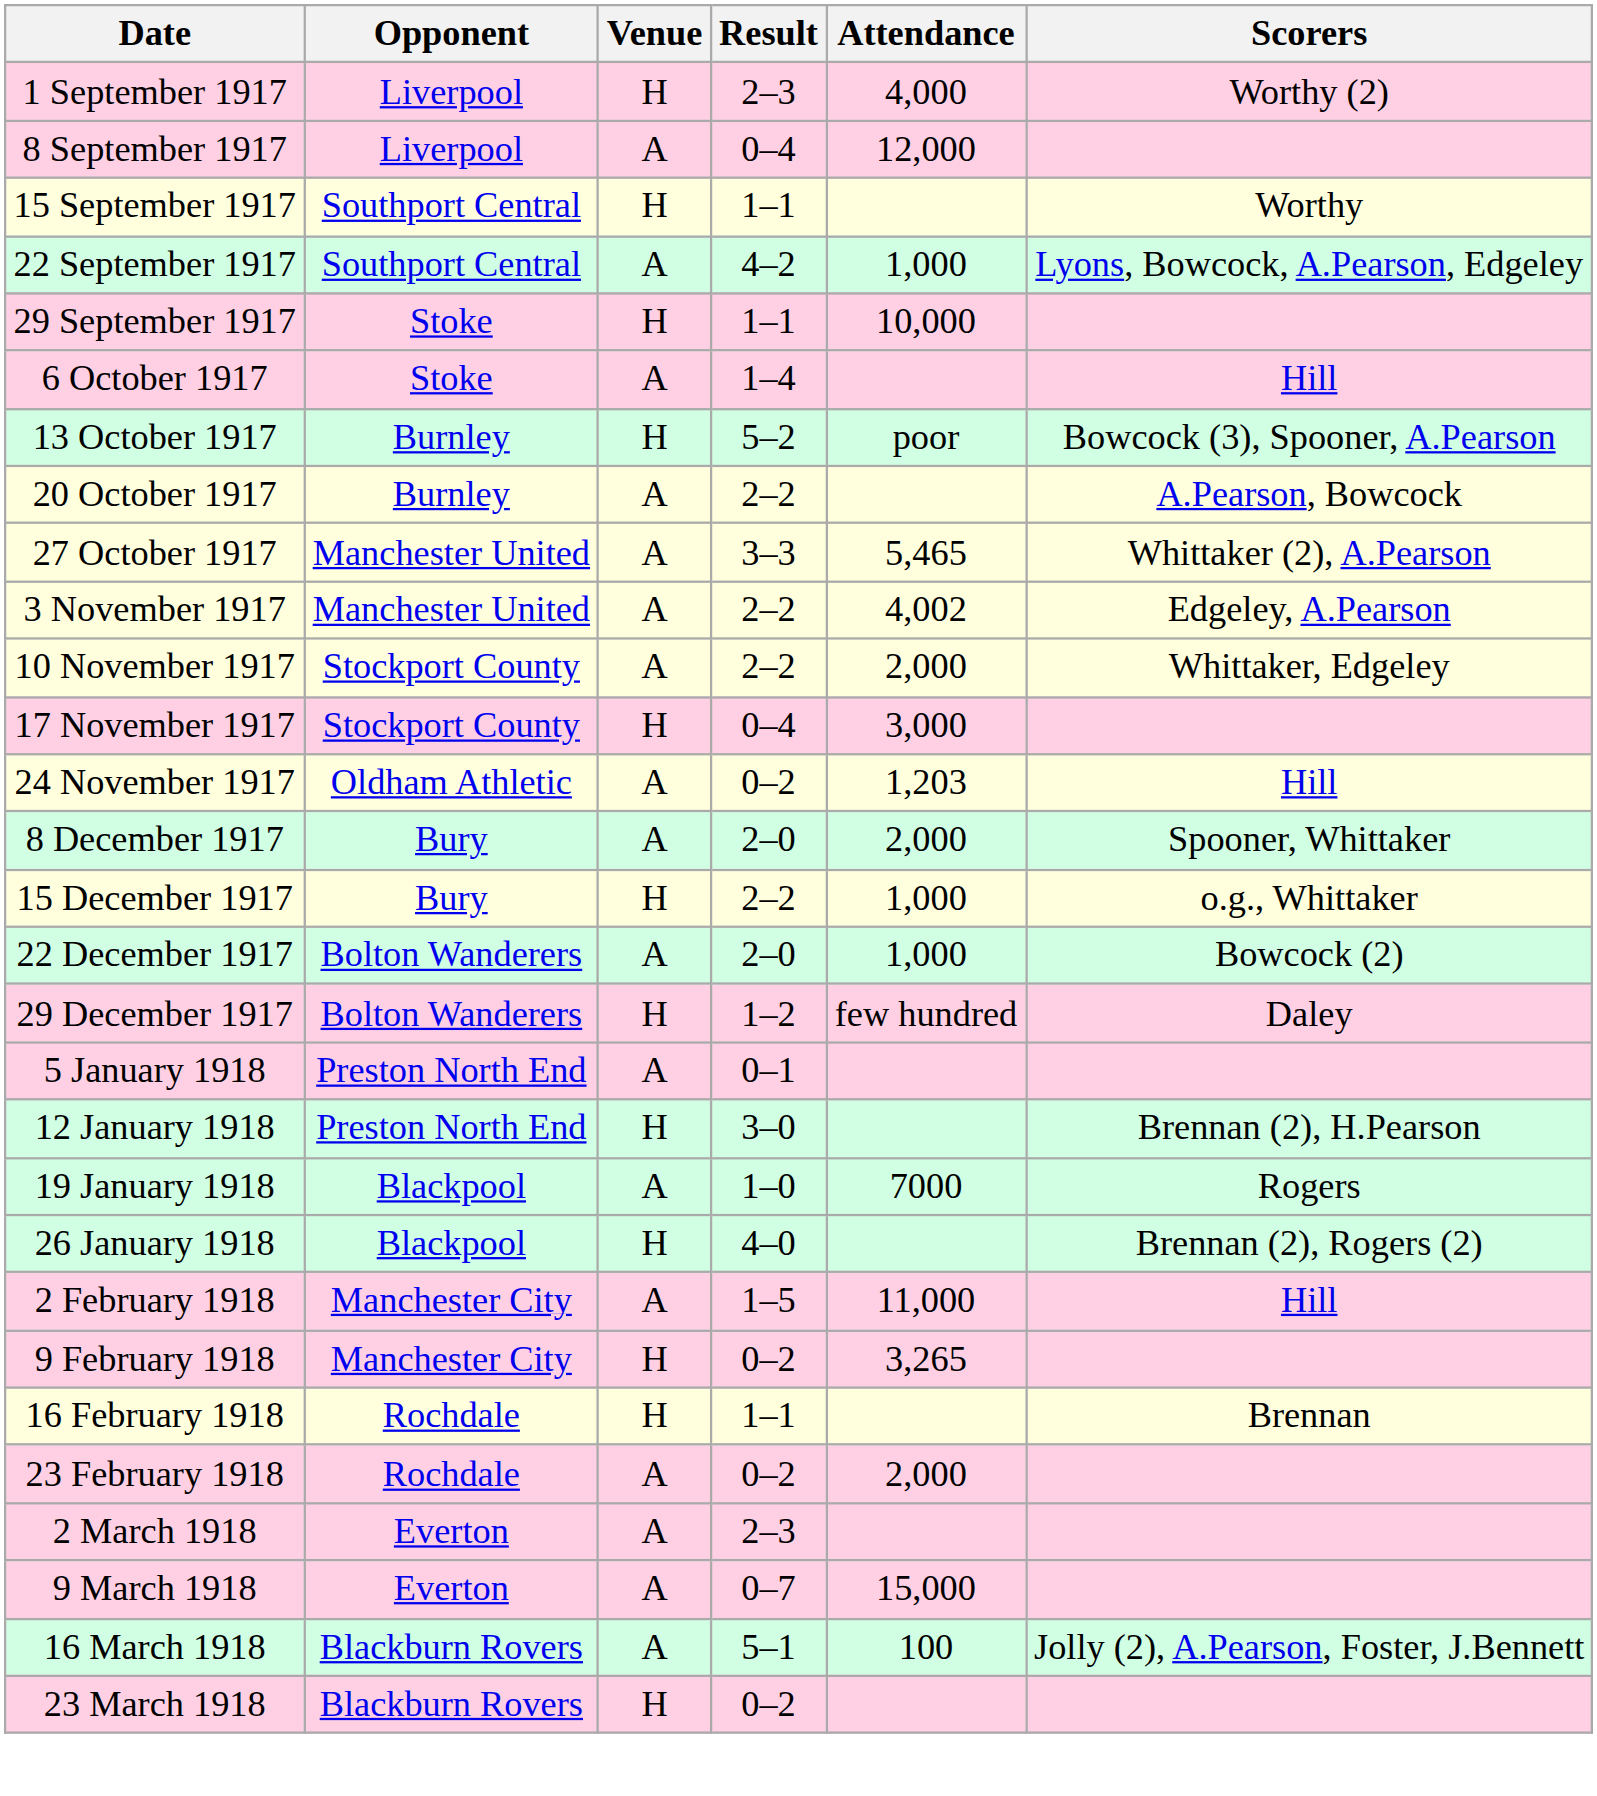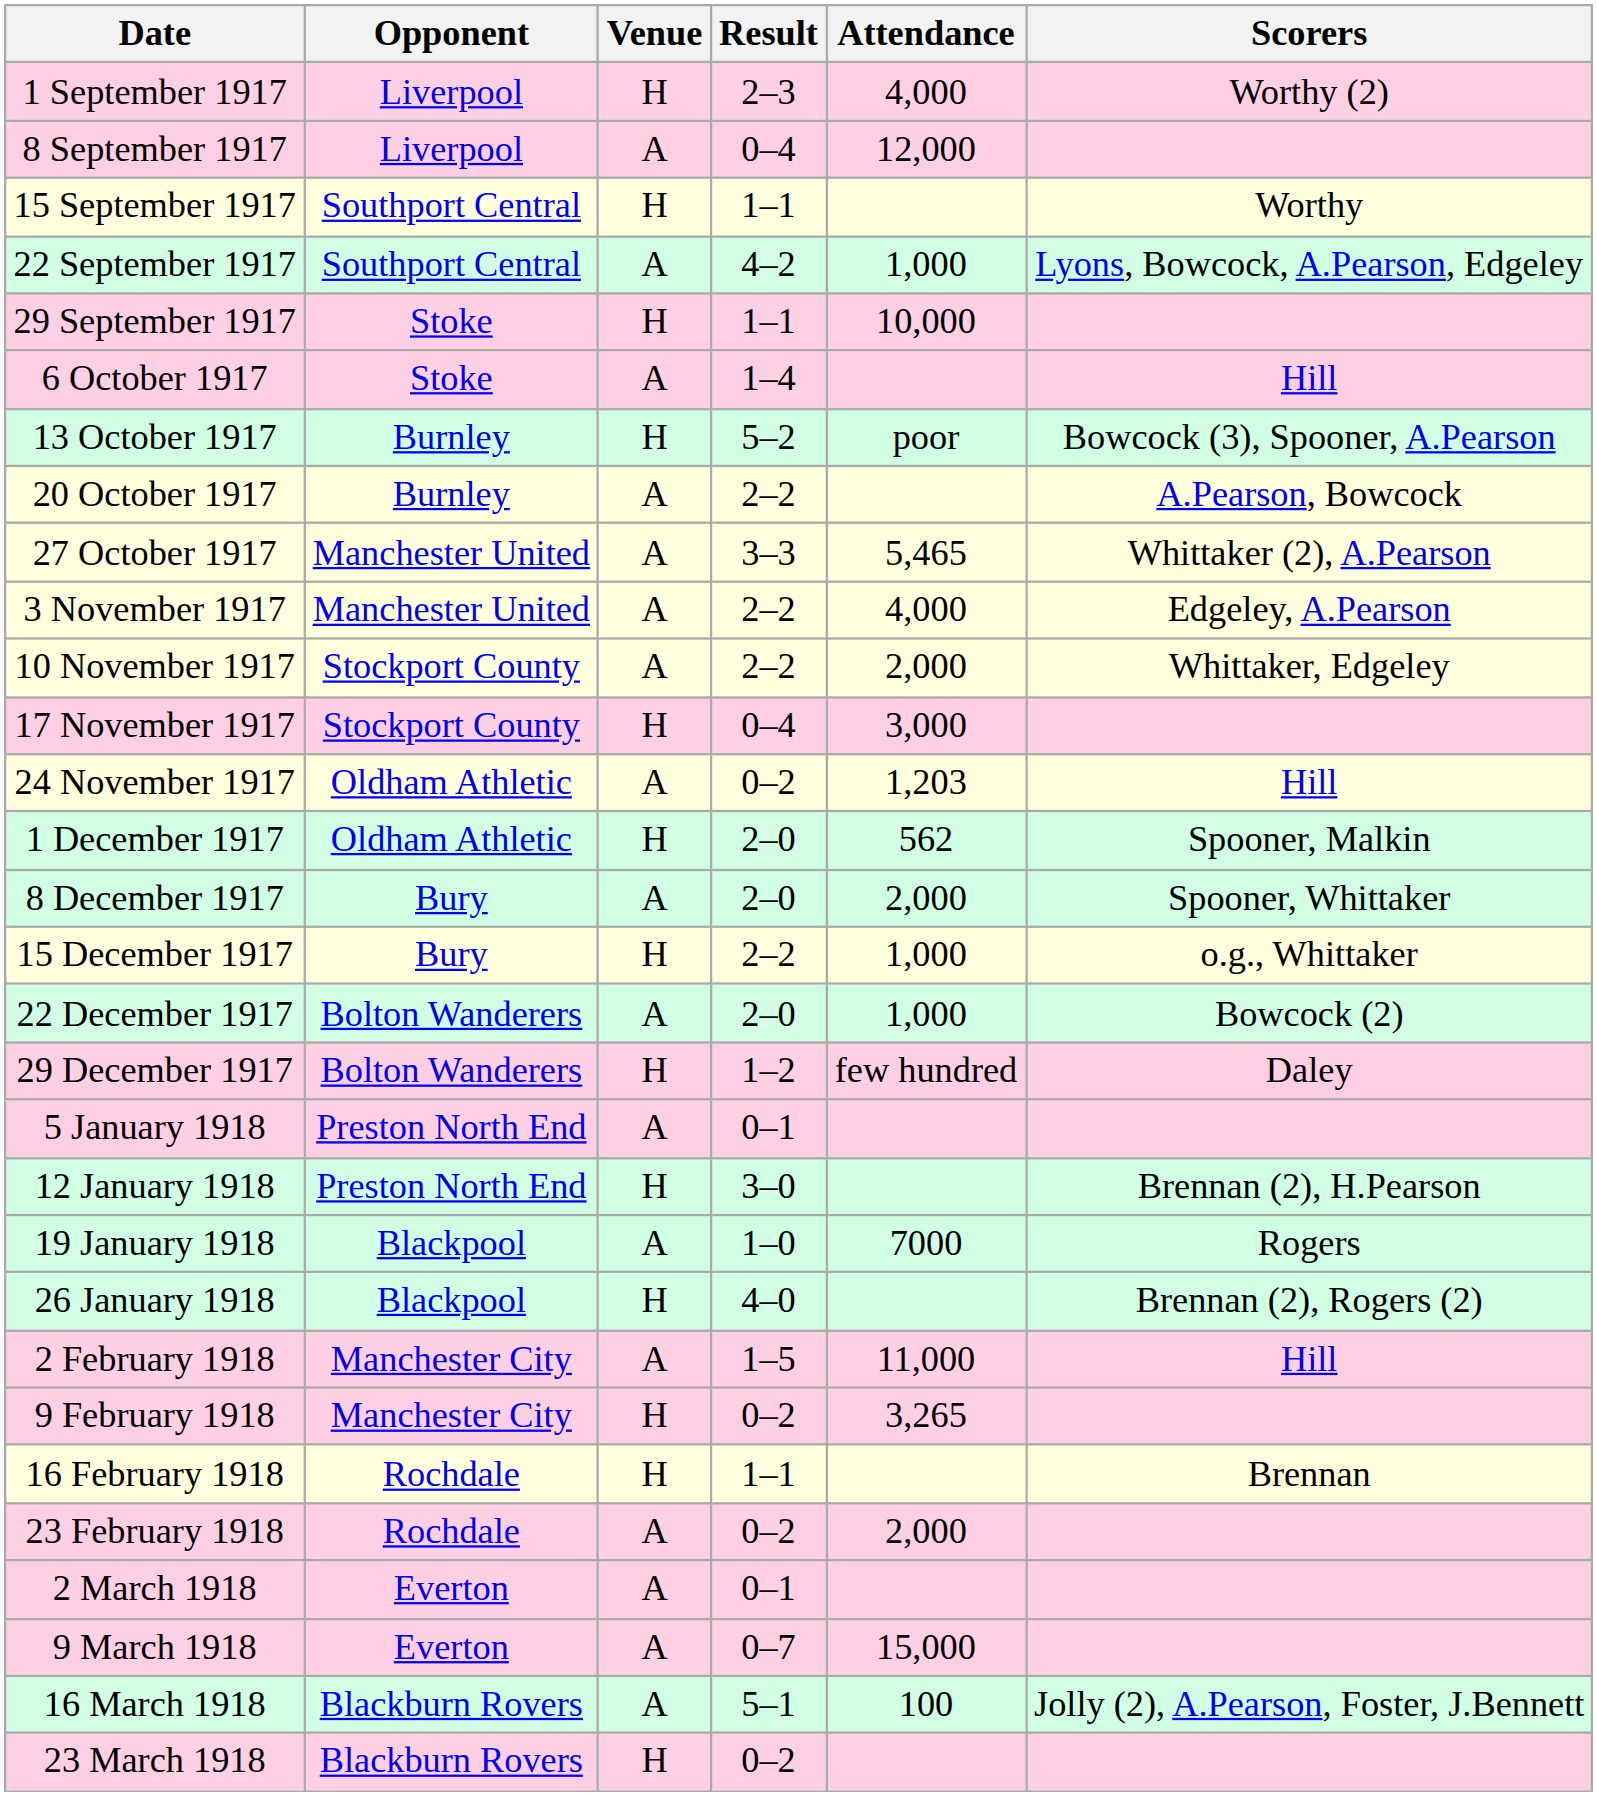(926, 609) 4,002 -> (926, 609) 4,000
+ row: (155, 839)
(769, 1530) 2–3 -> (769, 1588) 0–1
